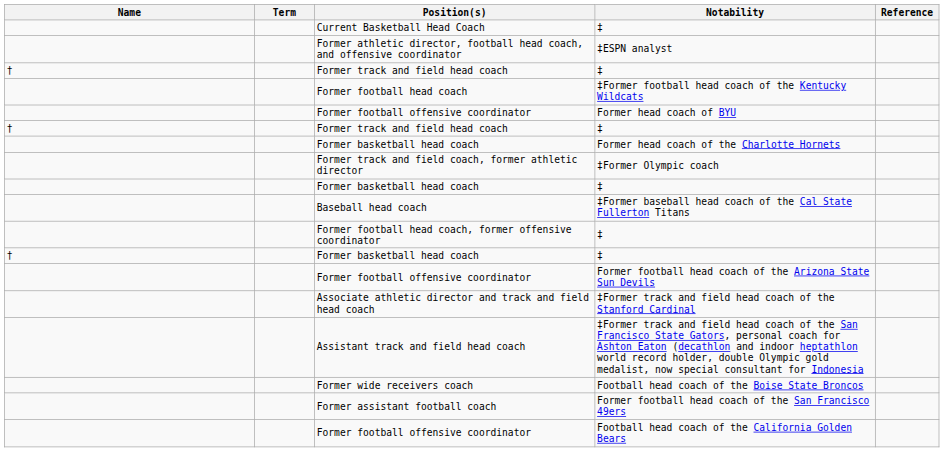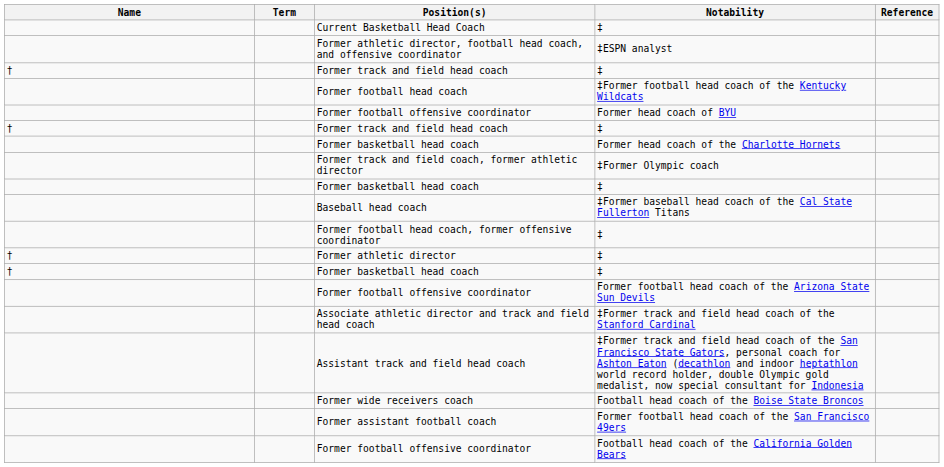+ row: (386, 256)
